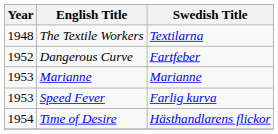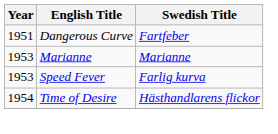- row: (92, 35)
(21, 56) 1952 -> (21, 35) 1951
